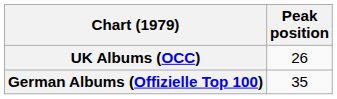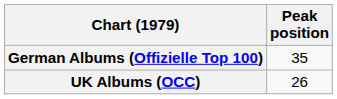rows swapped: (136, 81) <-> (136, 57)
